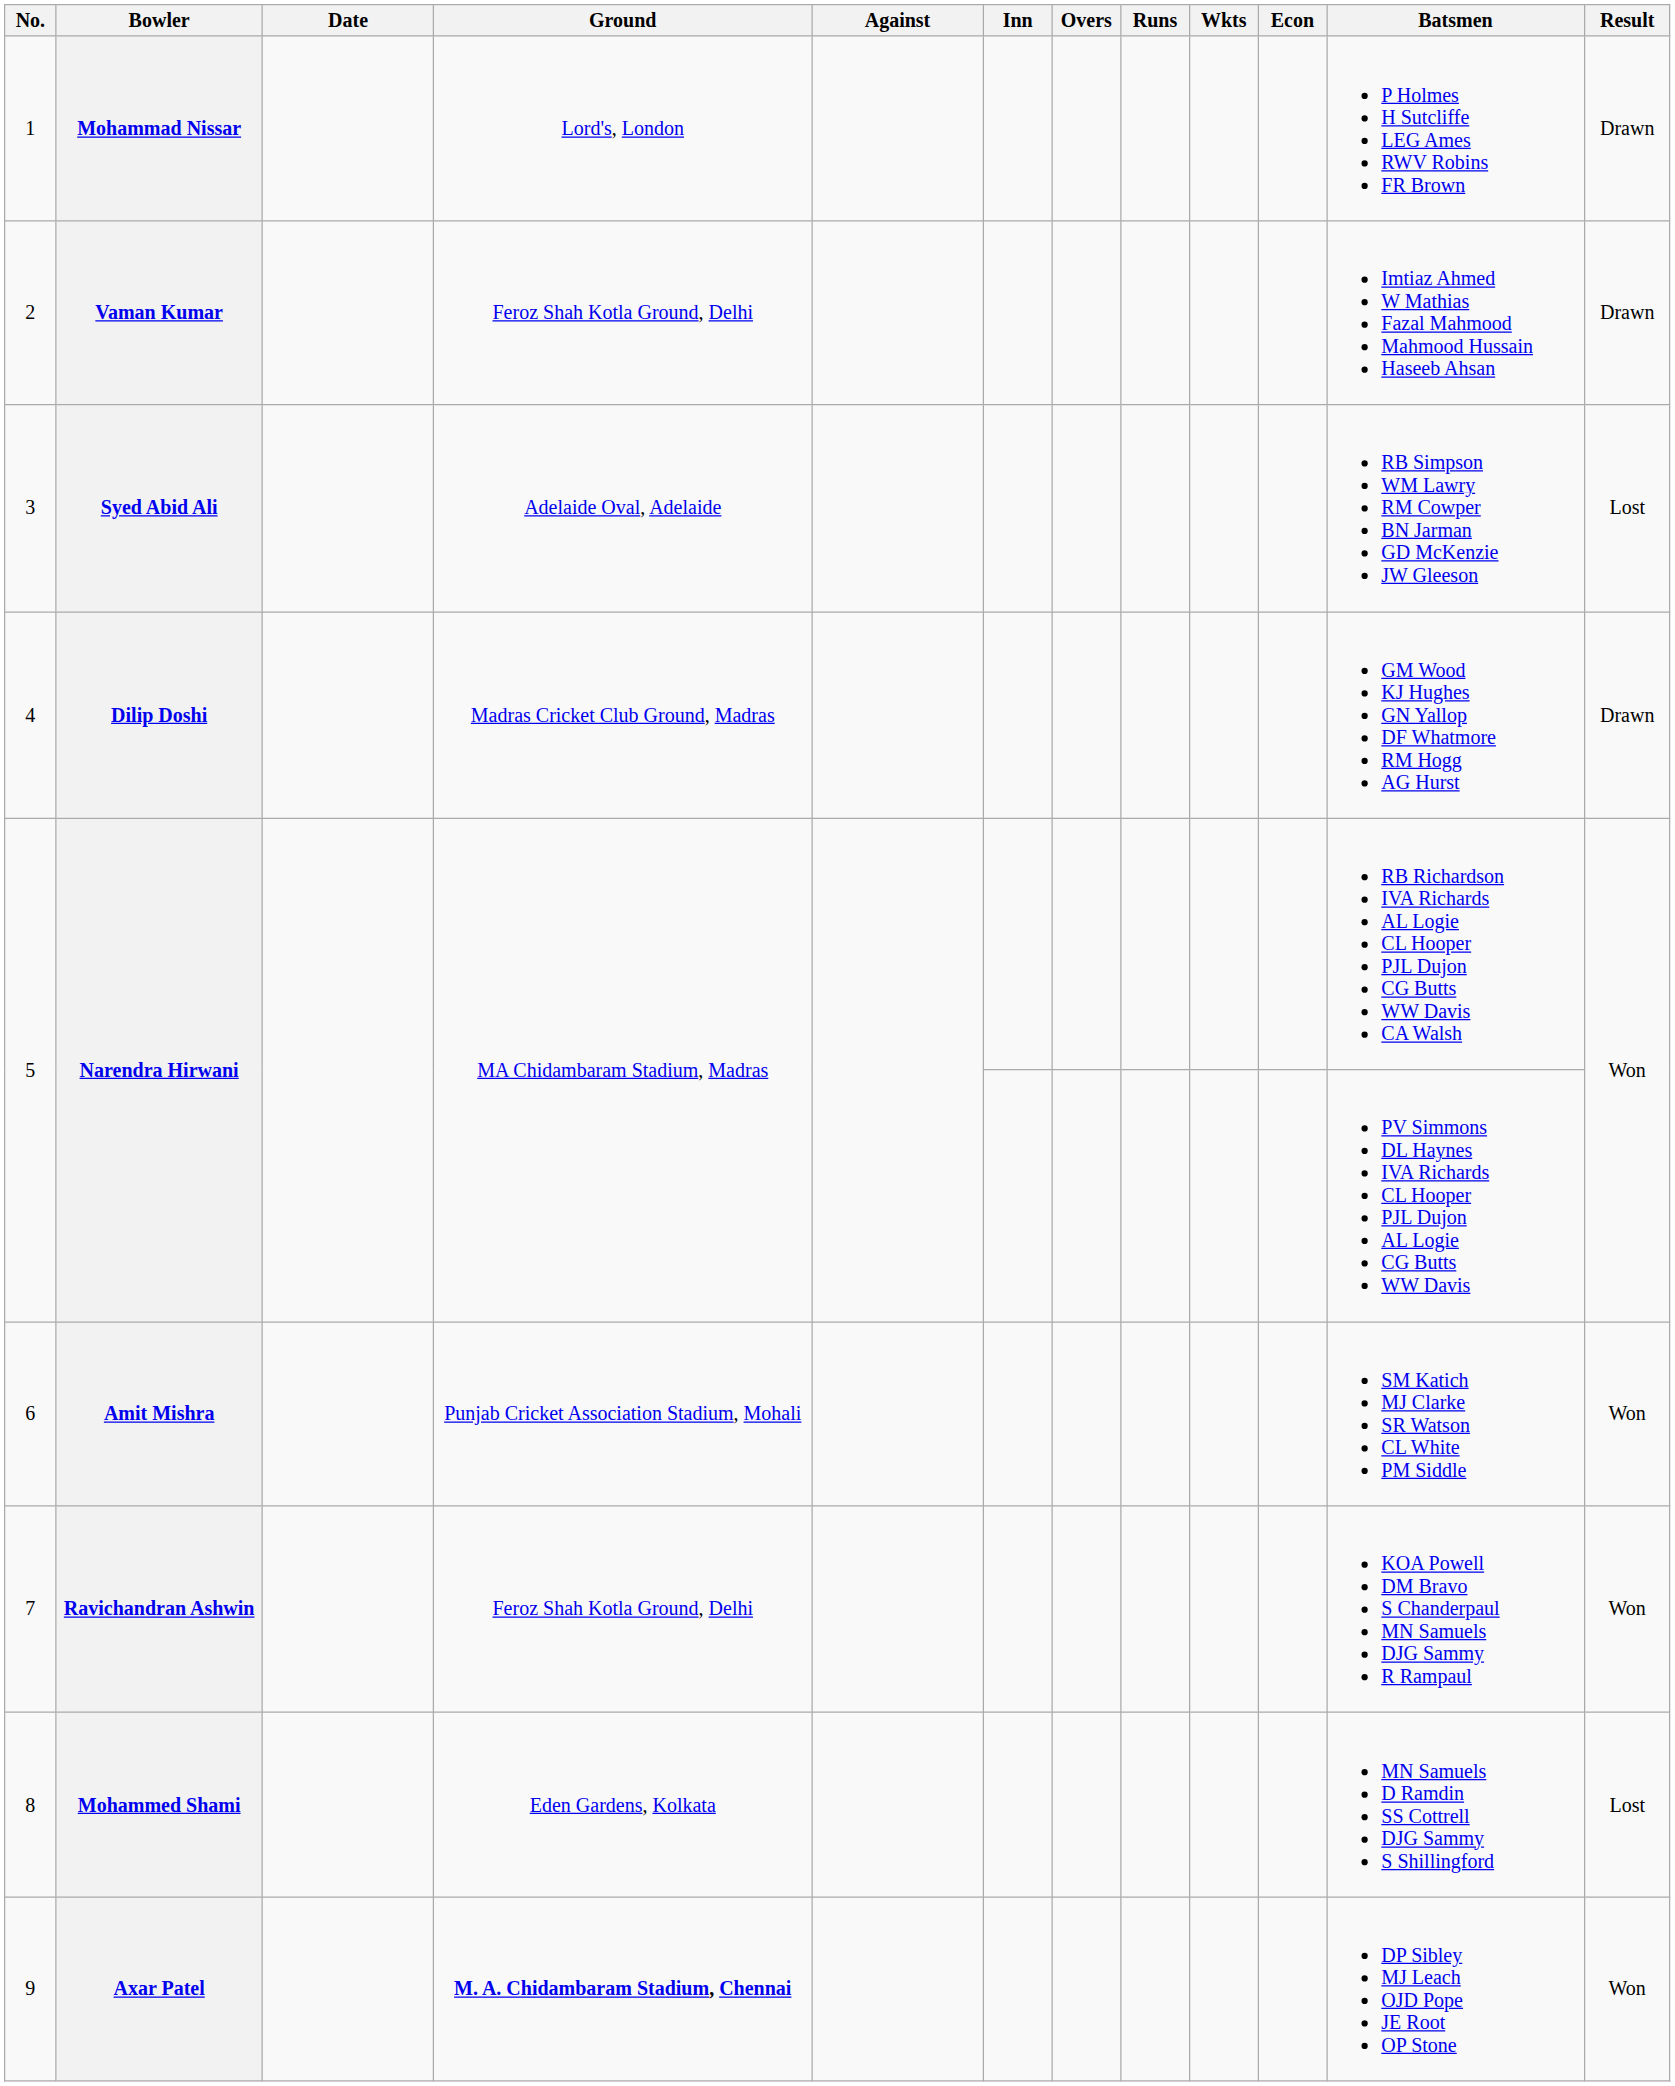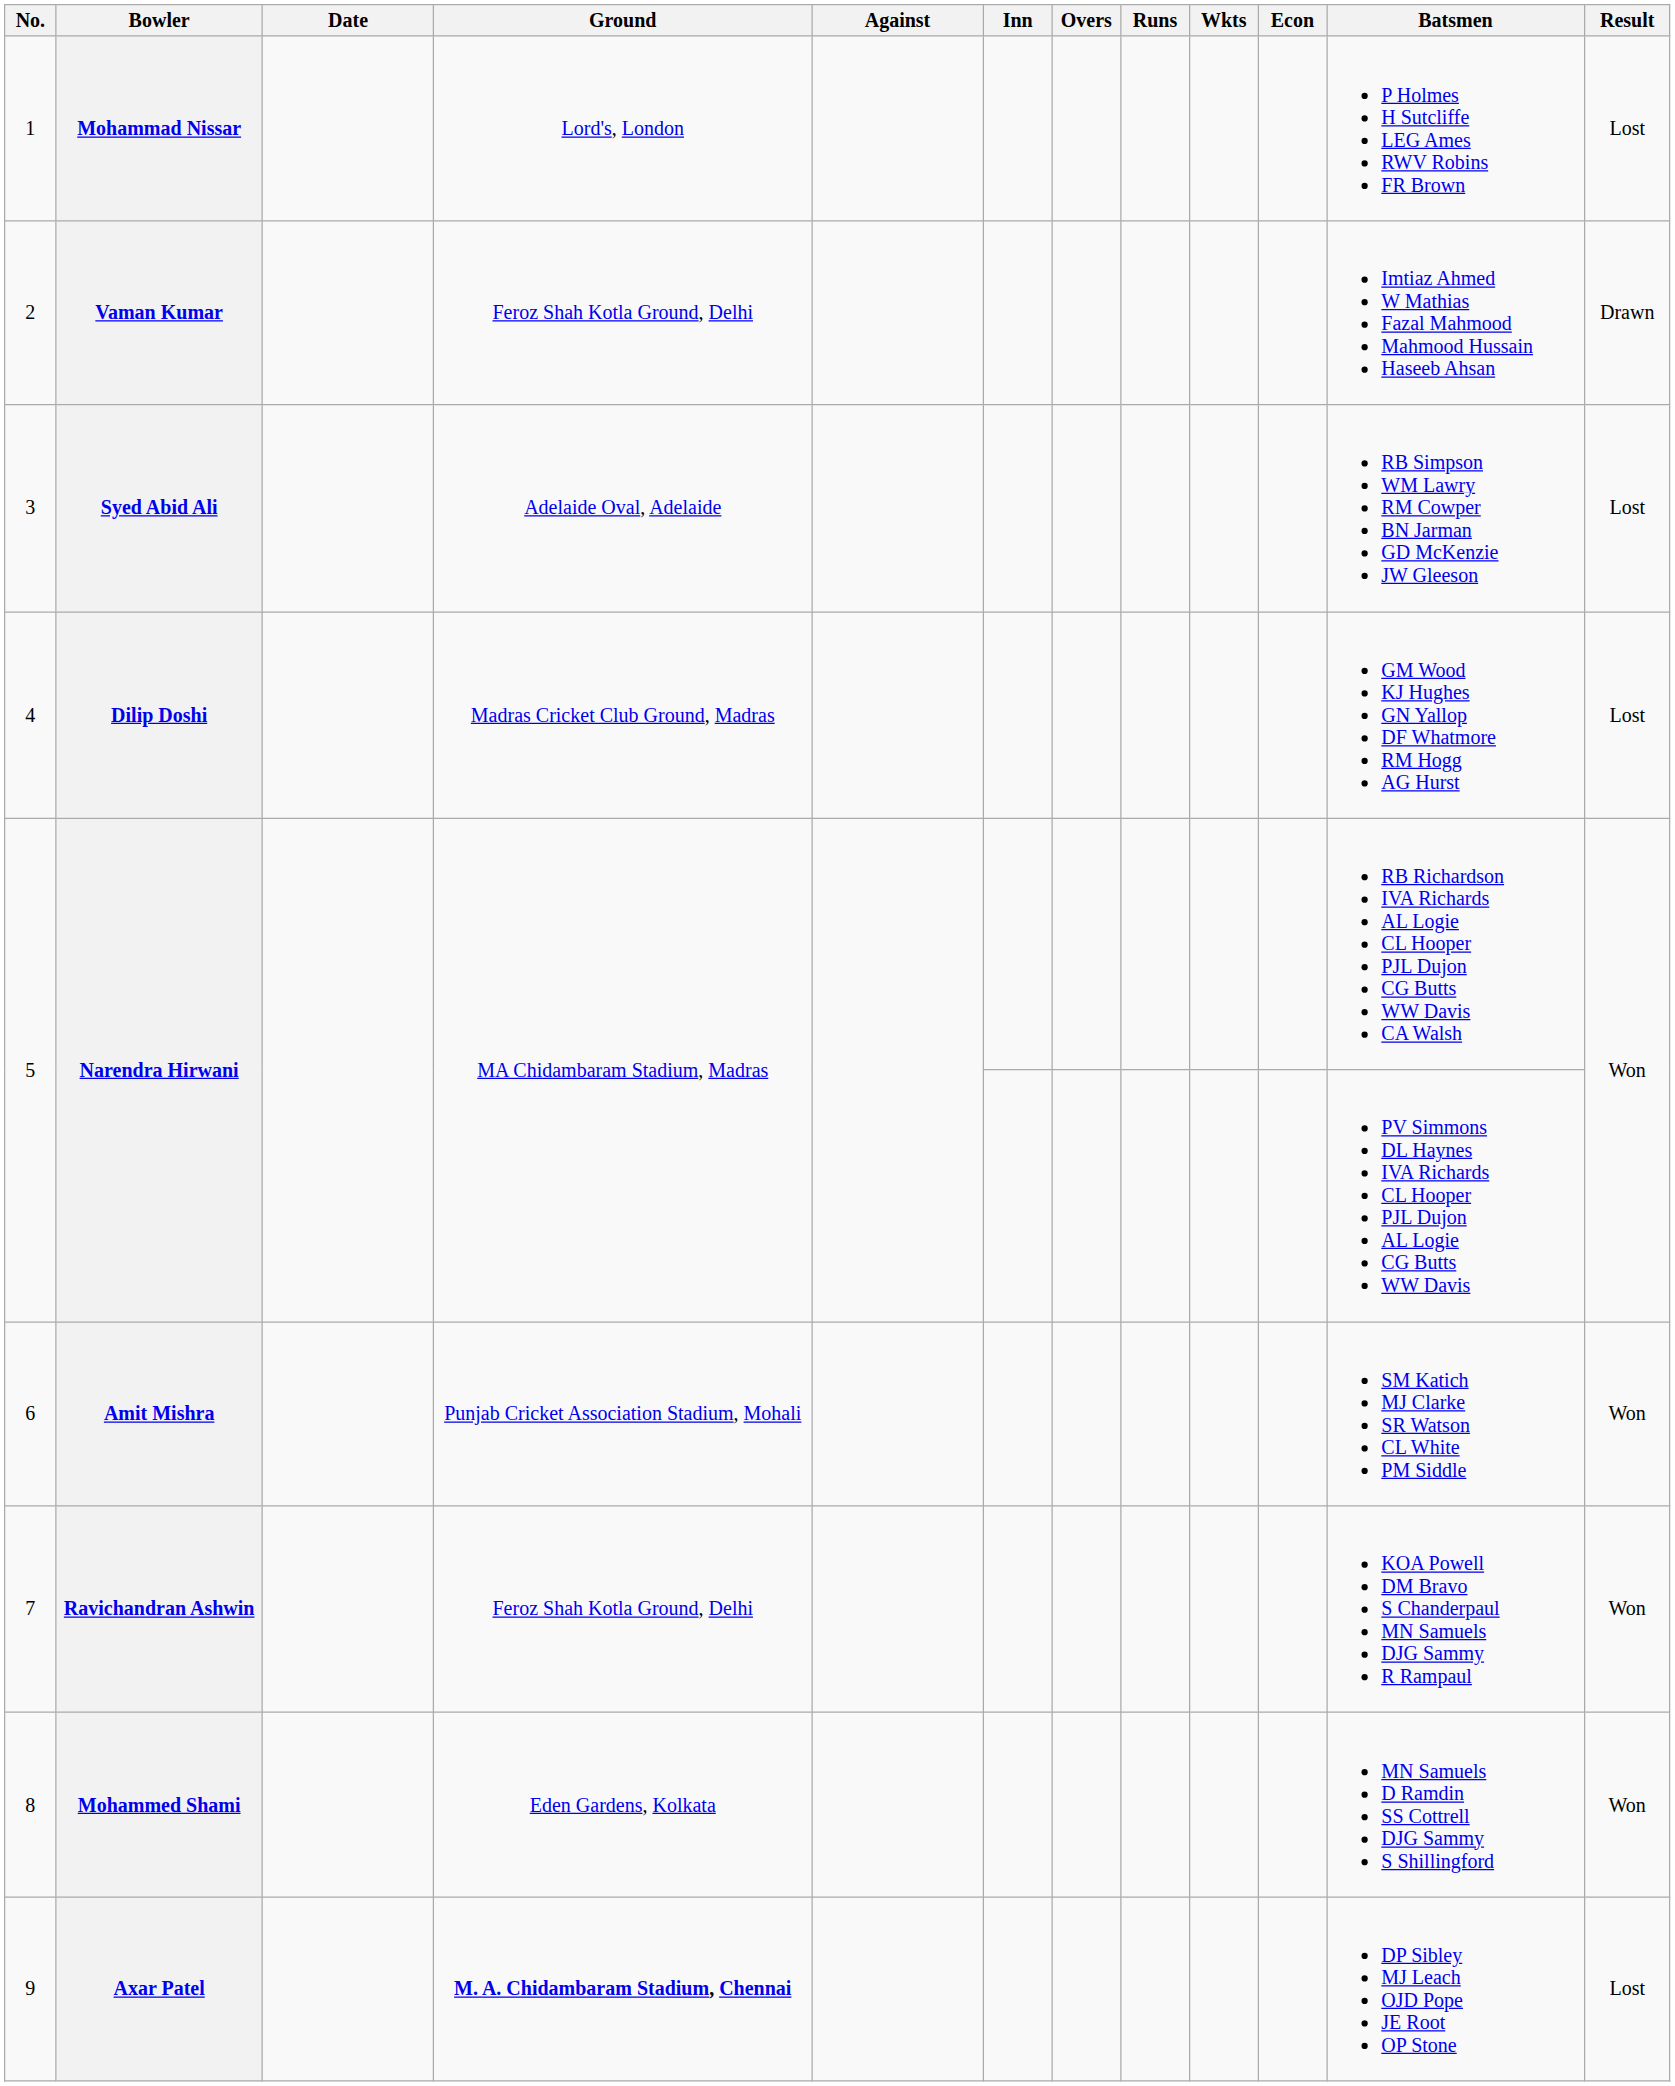(1627, 128) Drawn -> (1627, 128) Lost
(1627, 714) Drawn -> (1627, 714) Lost
(1627, 1804) Lost -> (1627, 1804) Won
(1627, 1988) Won -> (1627, 1988) Lost
